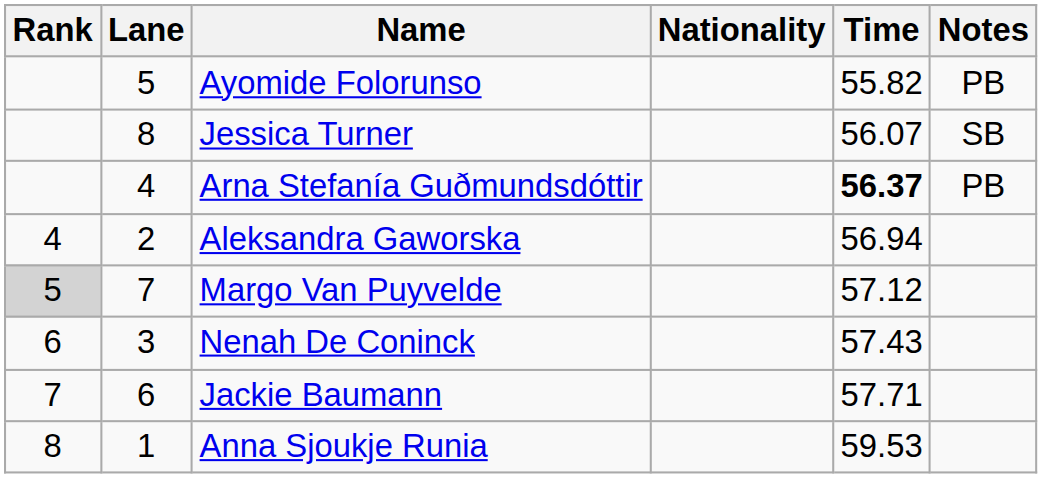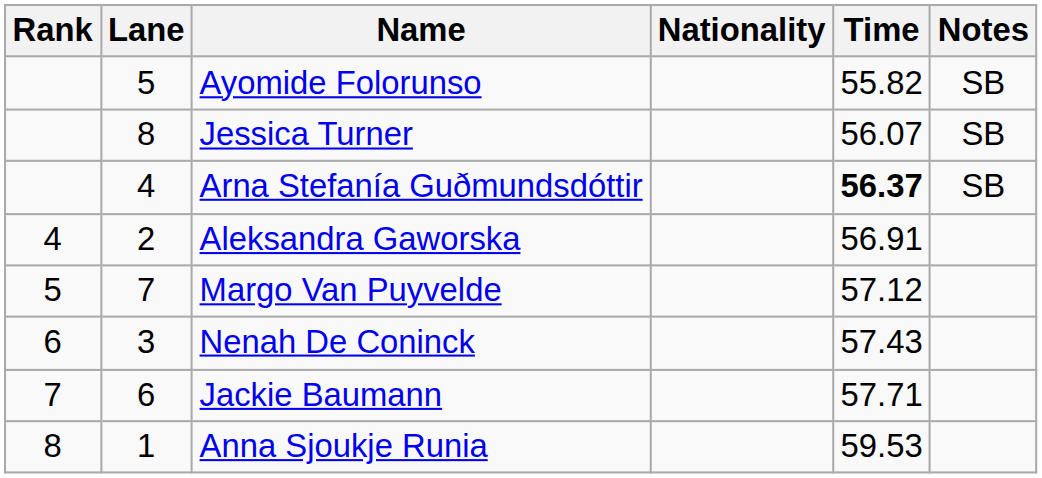(983, 82) PB -> (983, 82) SB
(983, 186) PB -> (983, 186) SB
(882, 238) 56.94 -> (882, 238) 56.91
(53, 290) lightgrey background -> (53, 290) no background
